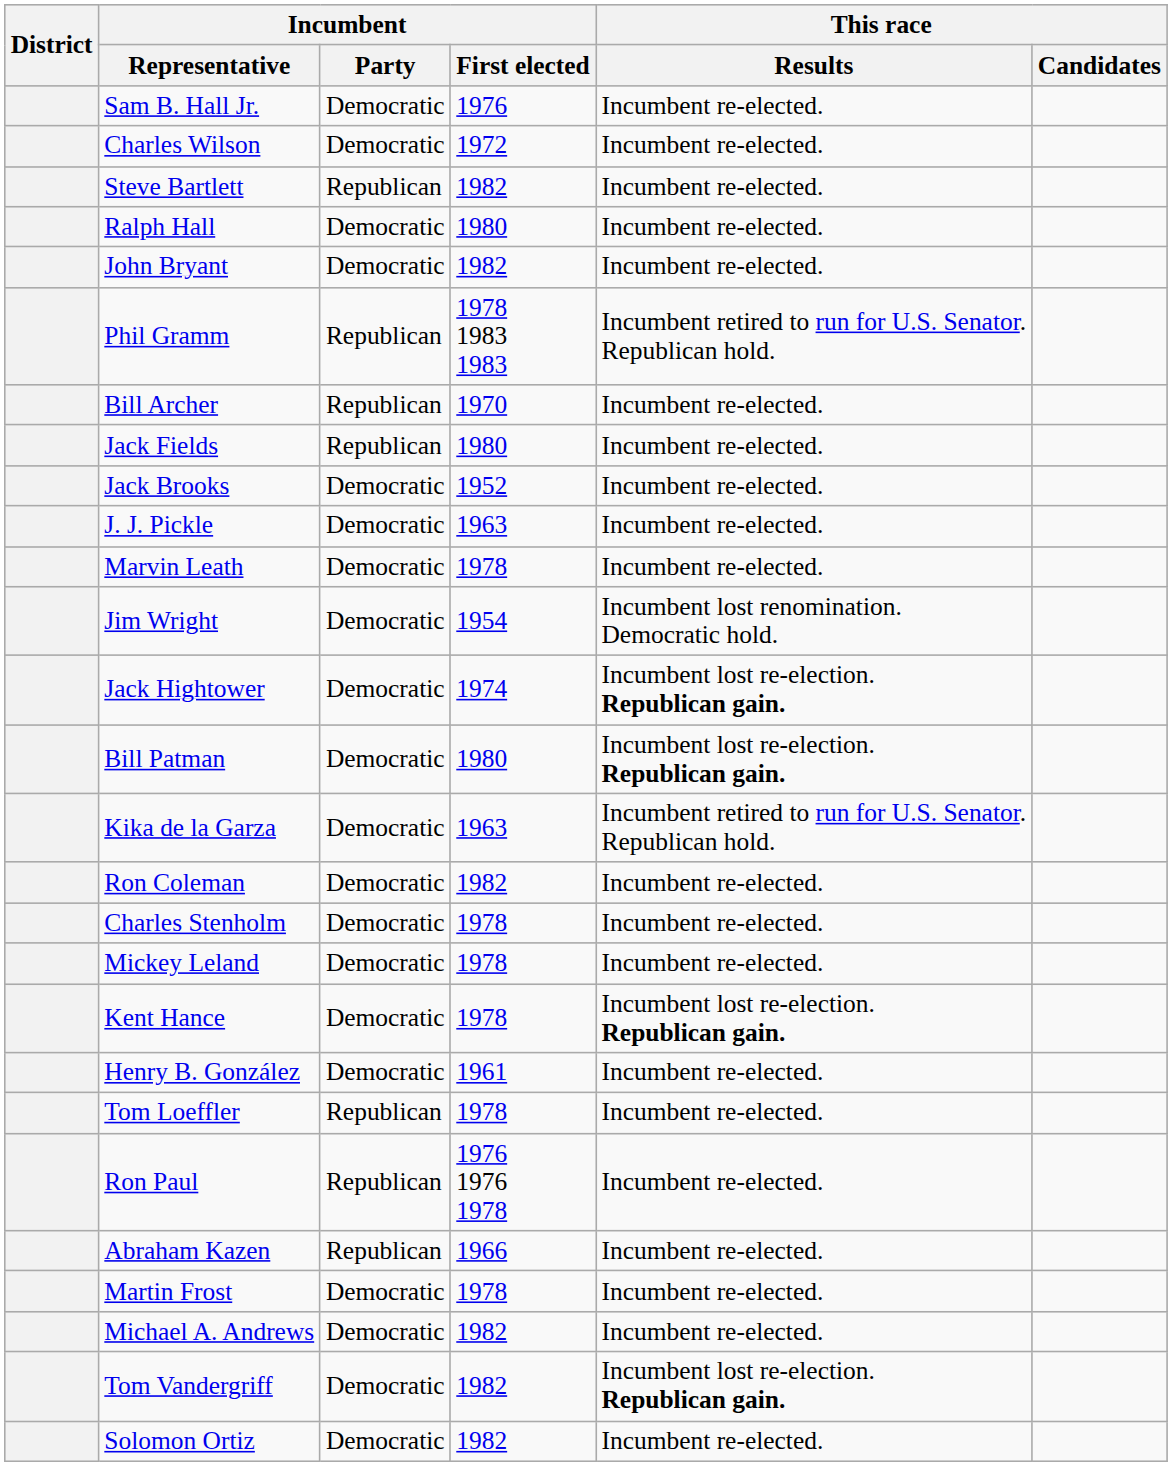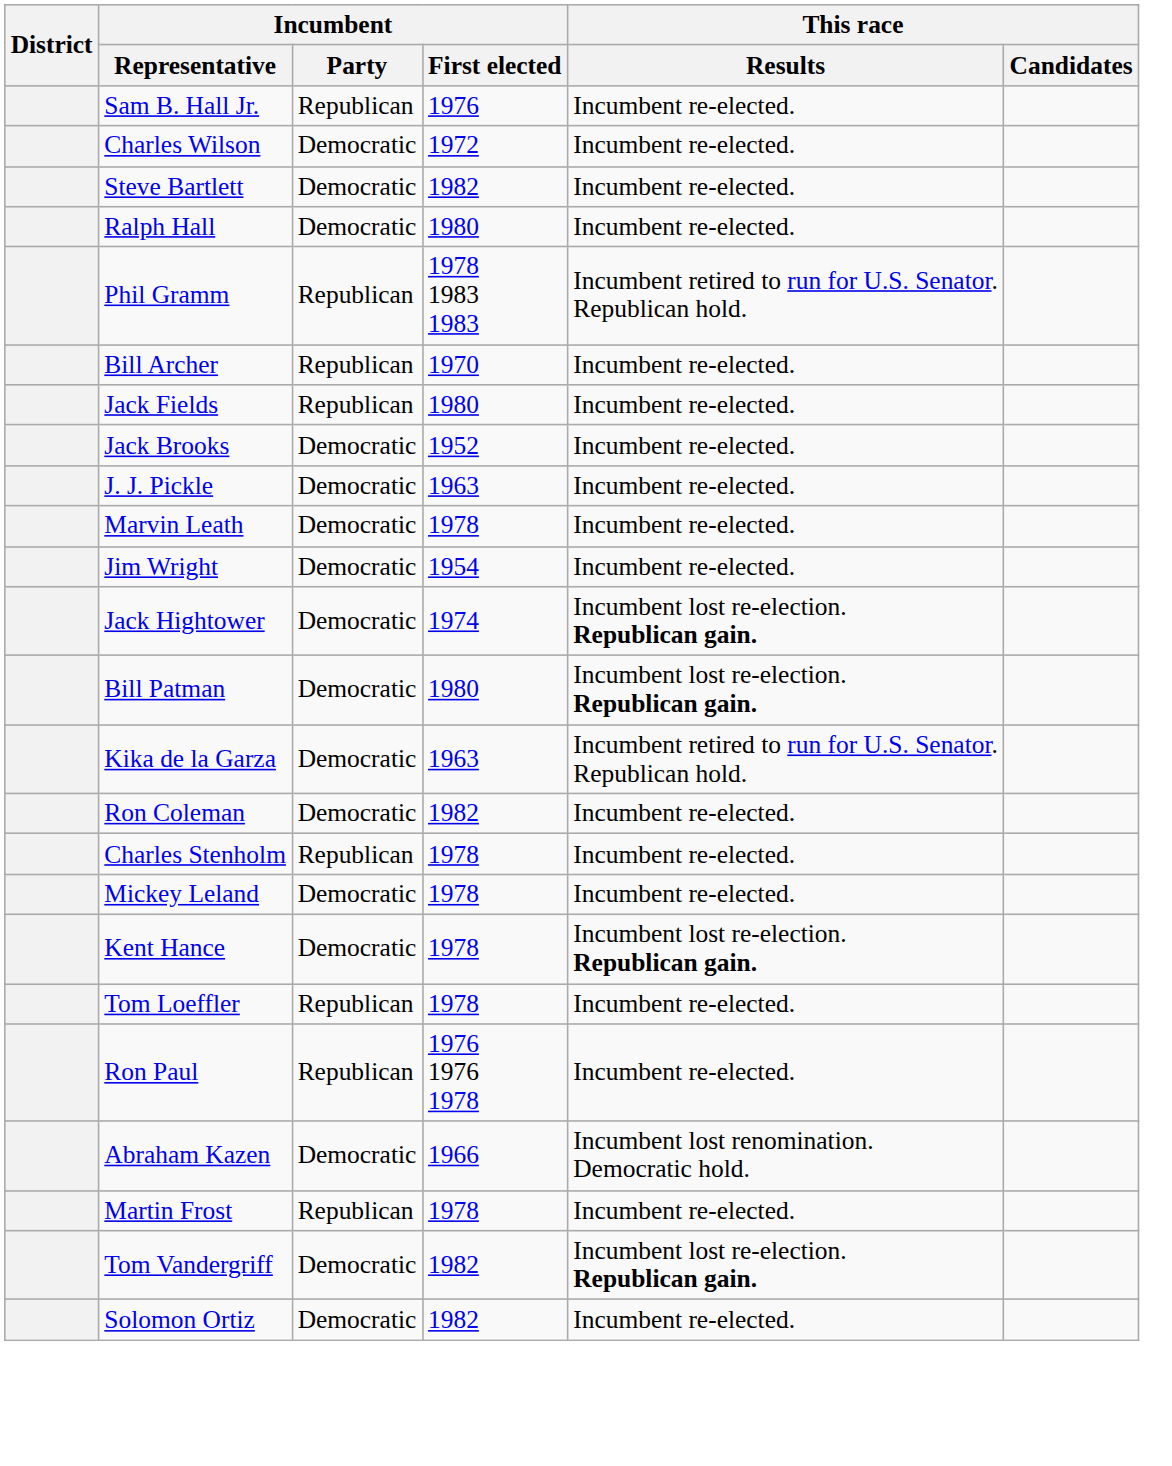(385, 105) Democratic -> (356, 105) Republican
(384, 186) Republican -> (357, 186) Democratic
- row: (166, 266)
(752, 620) Incumbent lost renomination. Democratic hold. -> (684, 566) Incumbent re-elected.
(385, 922) Democratic -> (356, 853) Republican
- row: (202, 1072)
(384, 1250) Republican -> (357, 1155) Democratic
(712, 1250) Incumbent re-elected. -> (723, 1155) Incumbent lost renomination. Democratic hold.
(385, 1290) Democratic -> (356, 1210) Republican
- row: (209, 1331)
